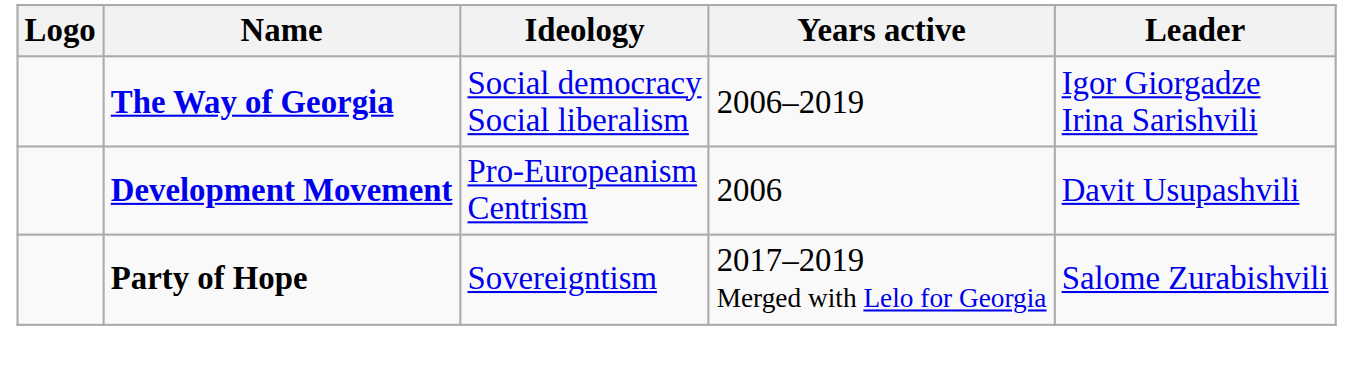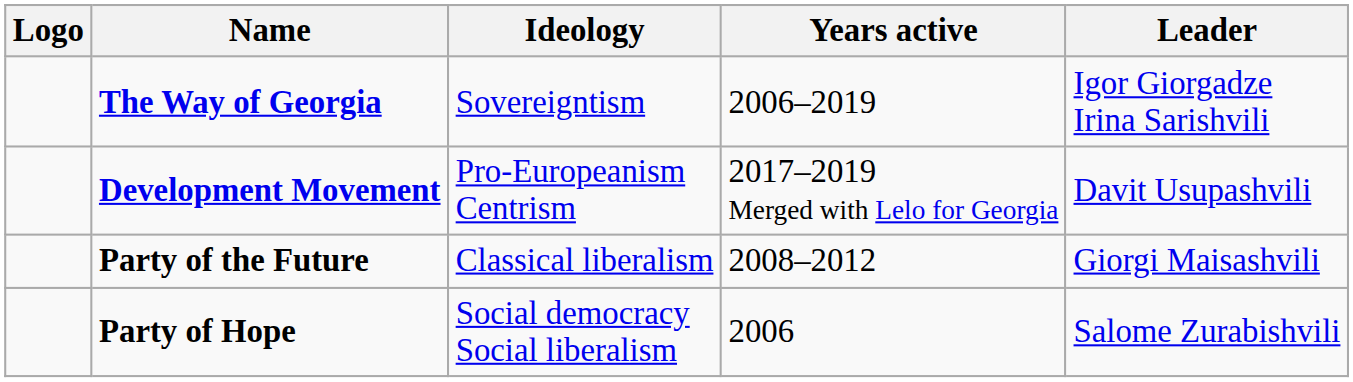(585, 100) Social democracy Social liberalism -> (550, 100) Sovereigntism
(749, 189) 2006 -> (893, 189) 2017–2019 Merged with Lelo for Georgia
+ row: (234, 260)
(562, 278) Sovereigntism -> (573, 330) Social democracy Social liberalism
(882, 278) 2017–2019 Merged with Lelo for Georgia -> (761, 330) 2006
